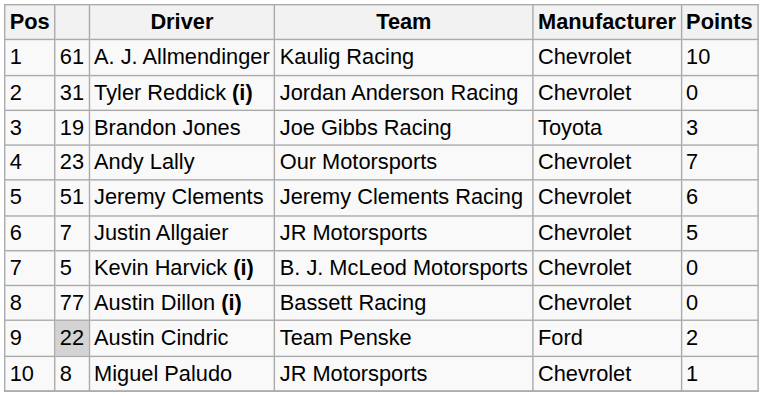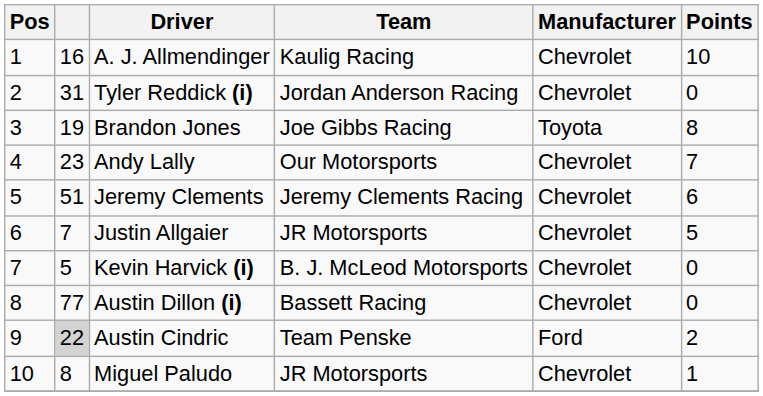(72, 56) 61 -> (72, 56) 16
(692, 127) 3 -> (692, 127) 8
